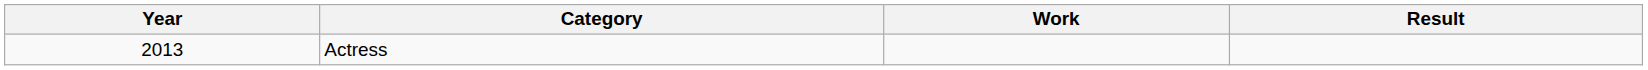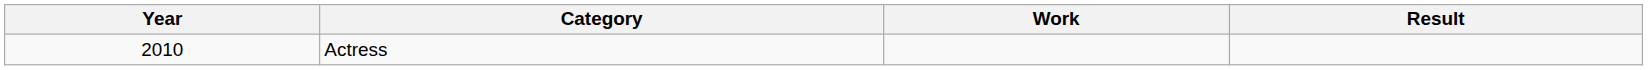(162, 49) 2013 -> (162, 49) 2010
